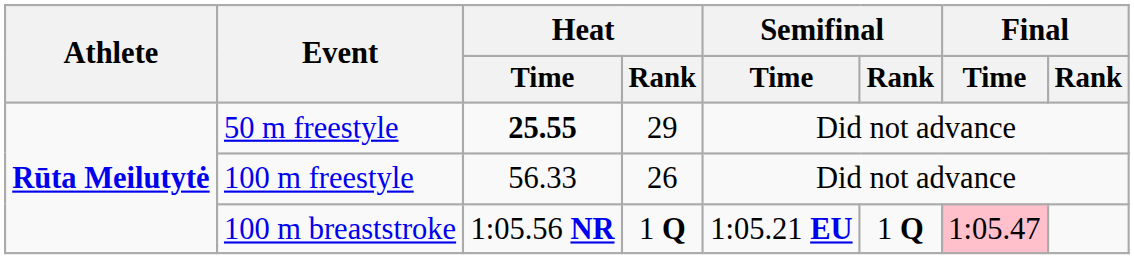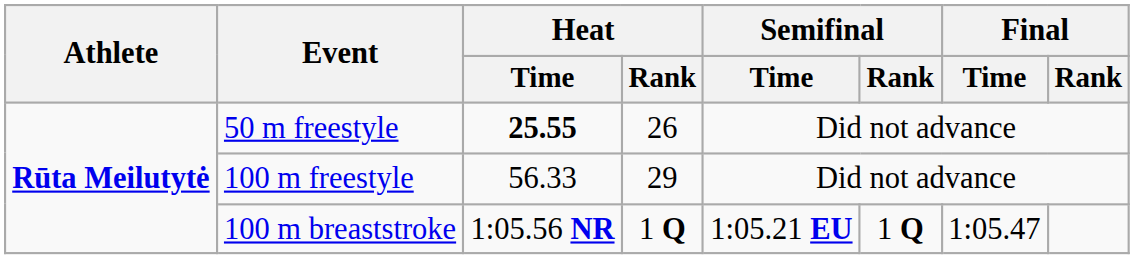(662, 128) 29 -> (662, 128) 26
(662, 178) 26 -> (662, 178) 29
(994, 228) pink background -> (994, 228) no background
